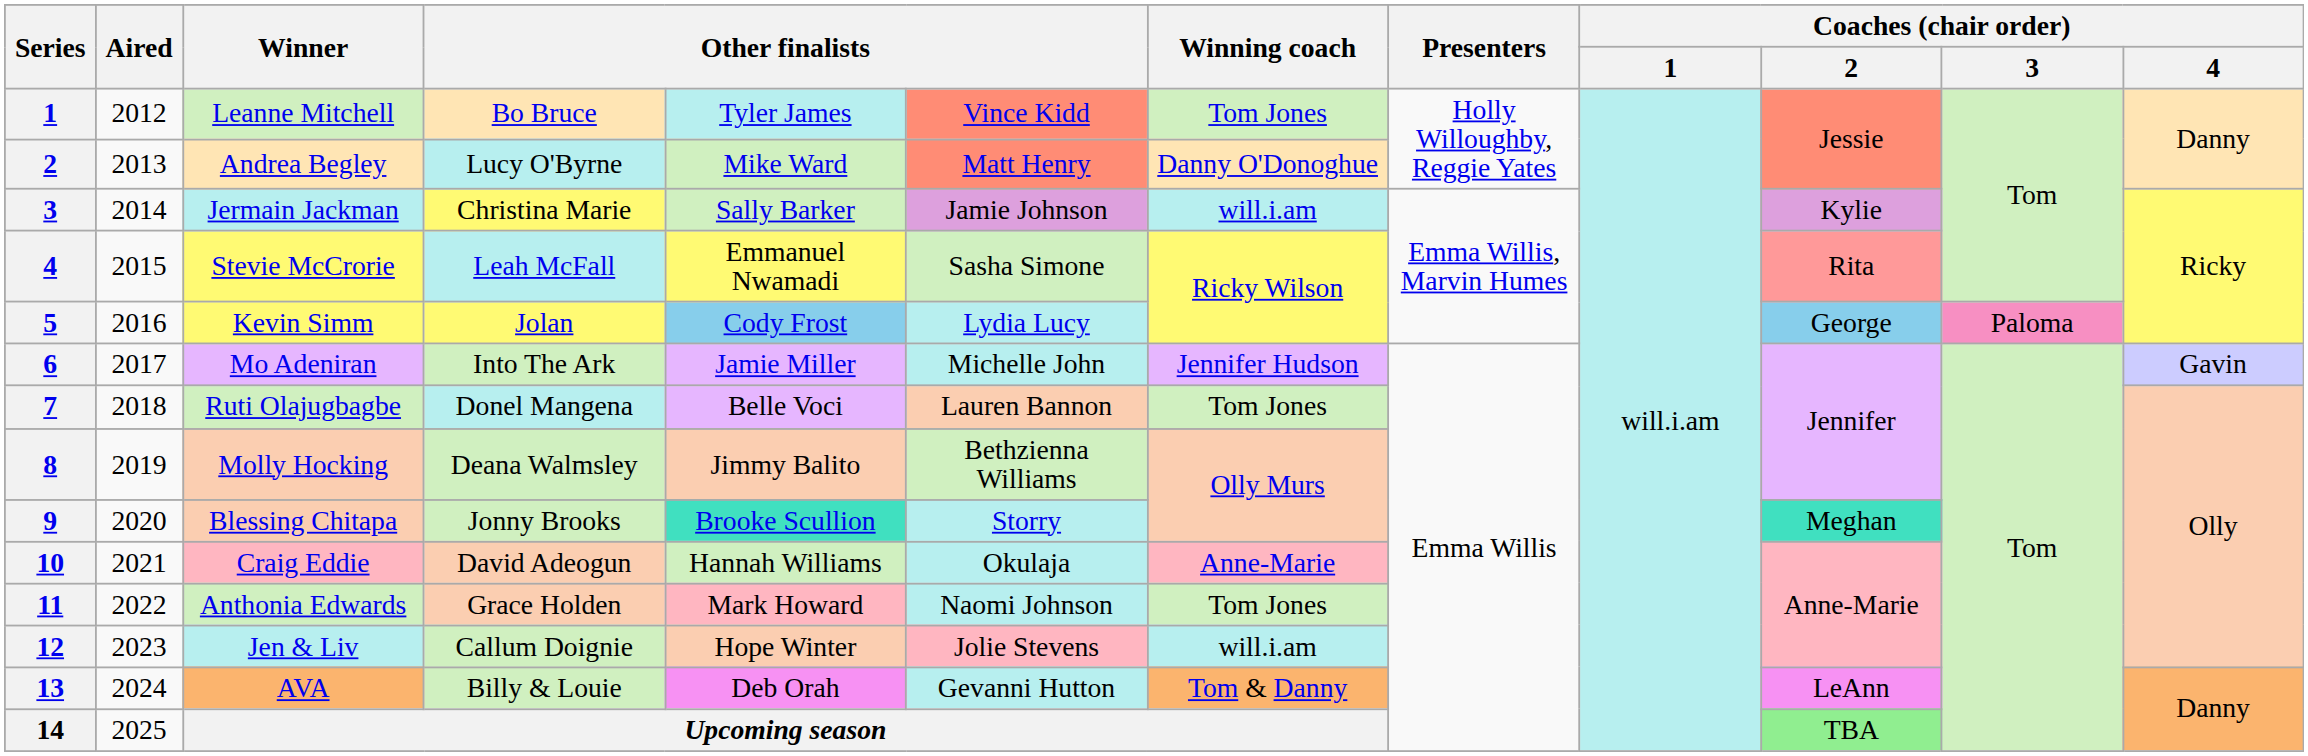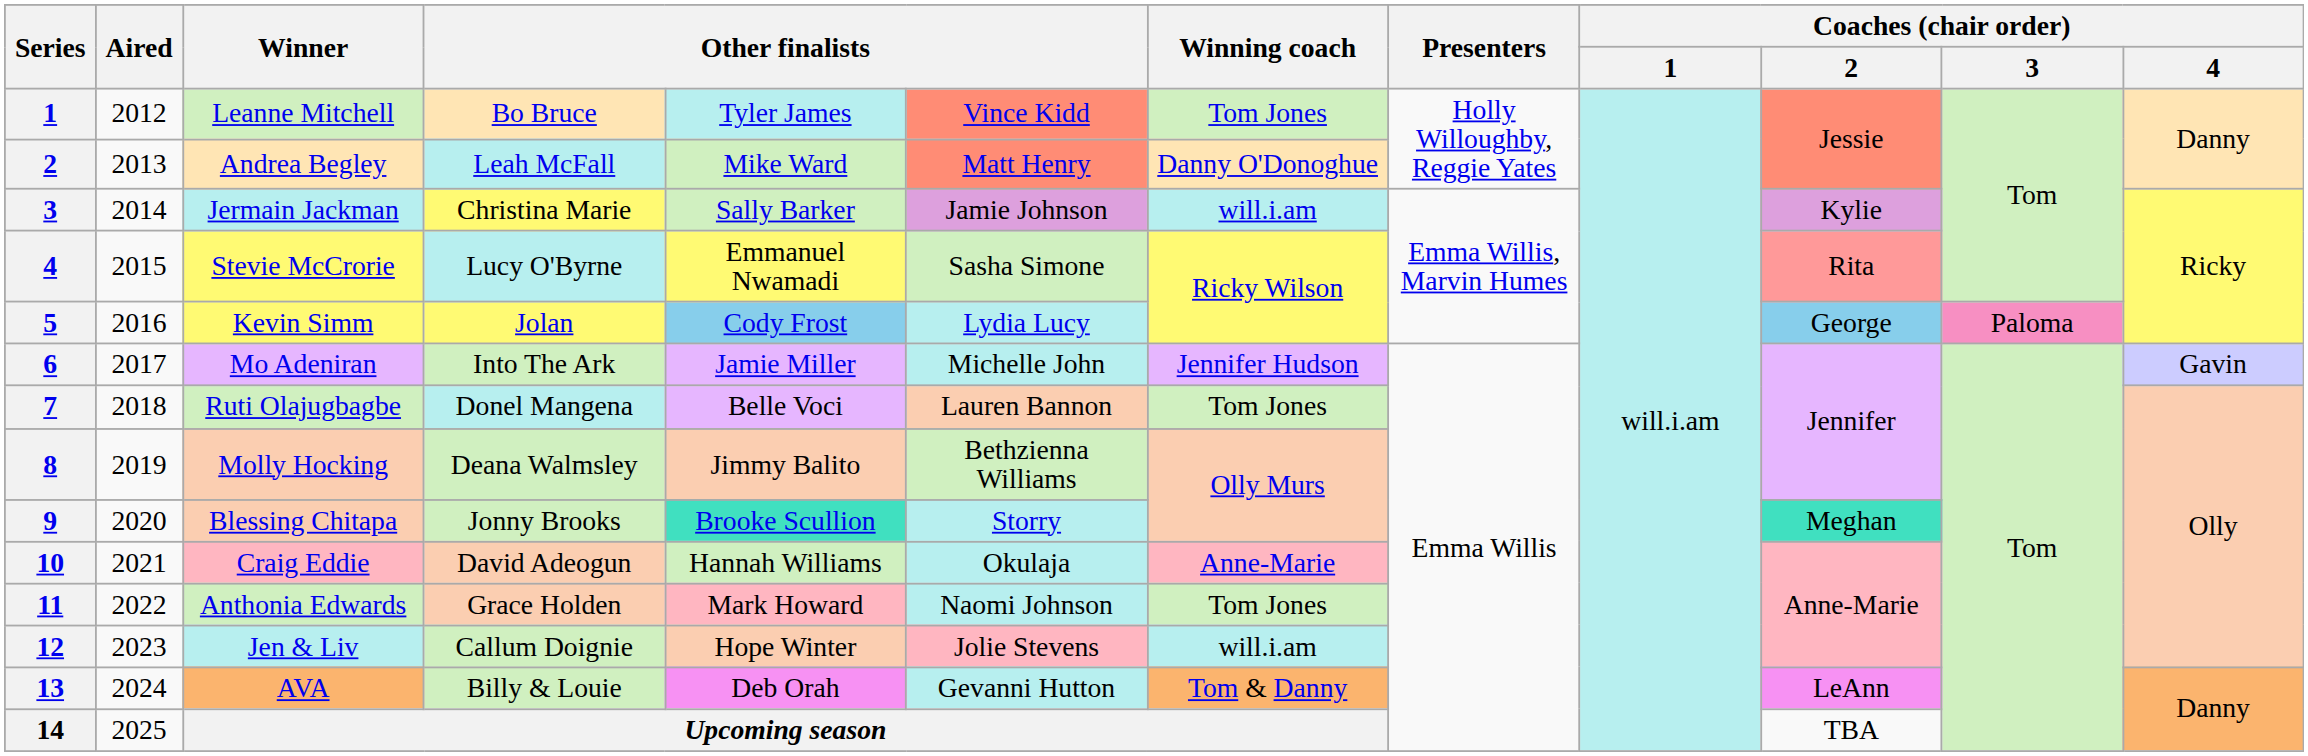(544, 163) Lucy O'Byrne -> (544, 163) Leah McFall
(544, 266) Leah McFall -> (544, 266) Lucy O'Byrne
(1851, 729) lightgreen background -> (1851, 729) no background
